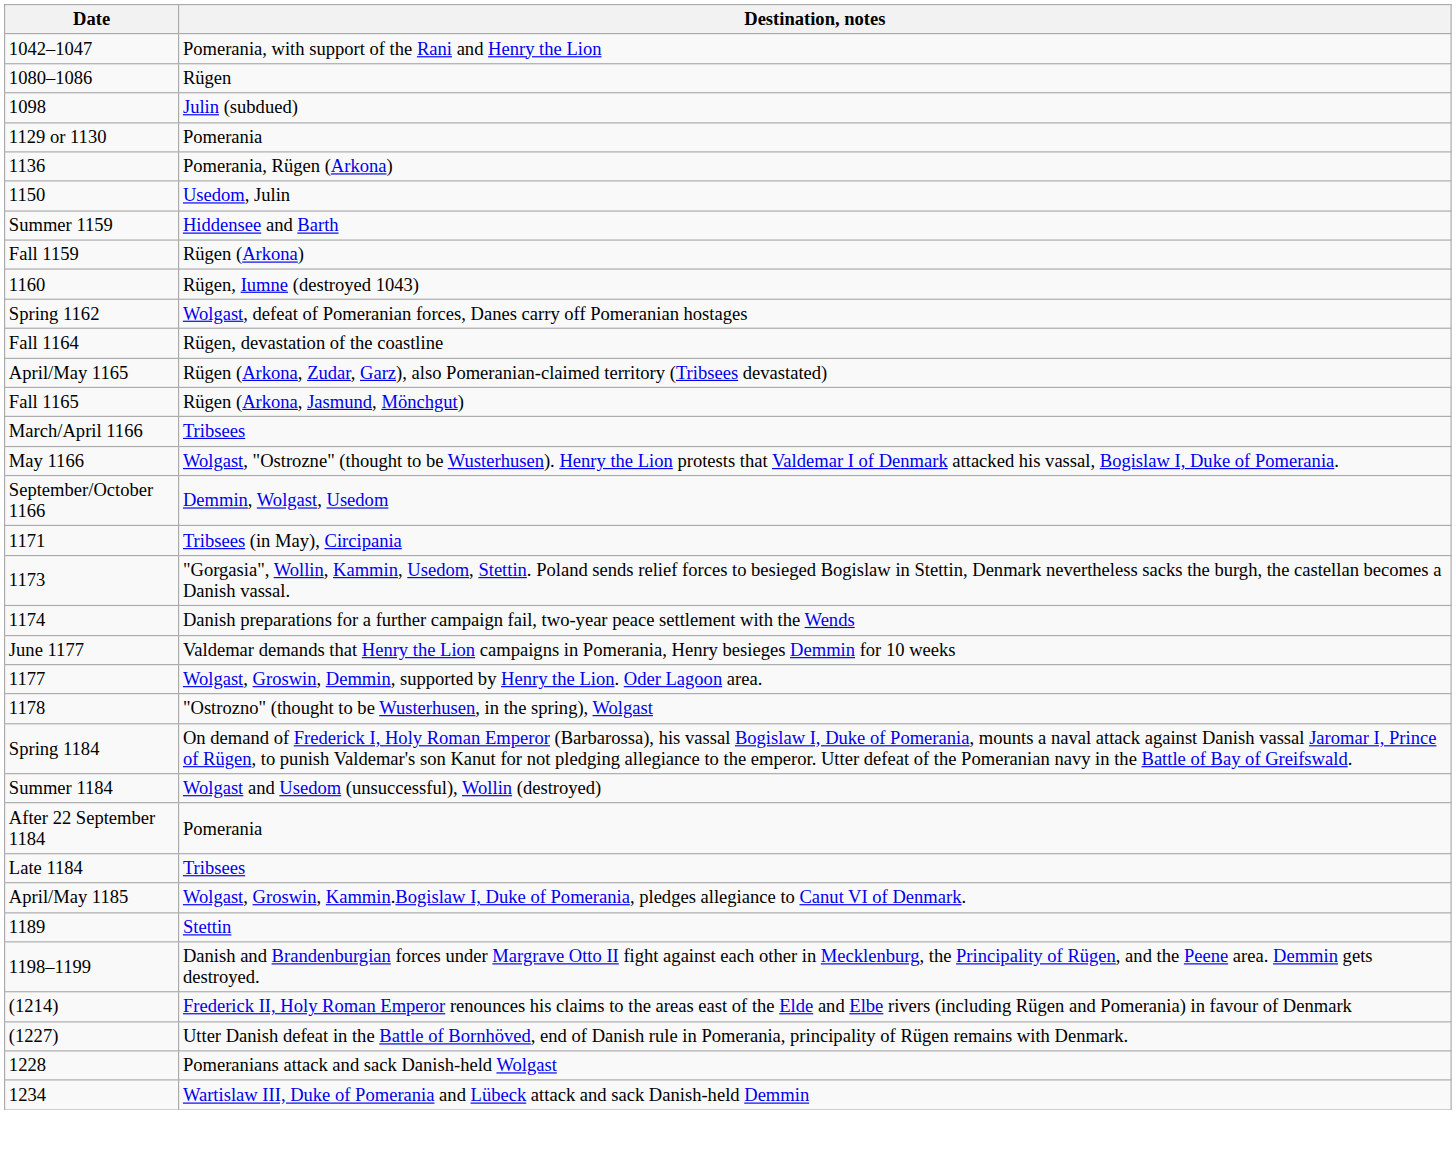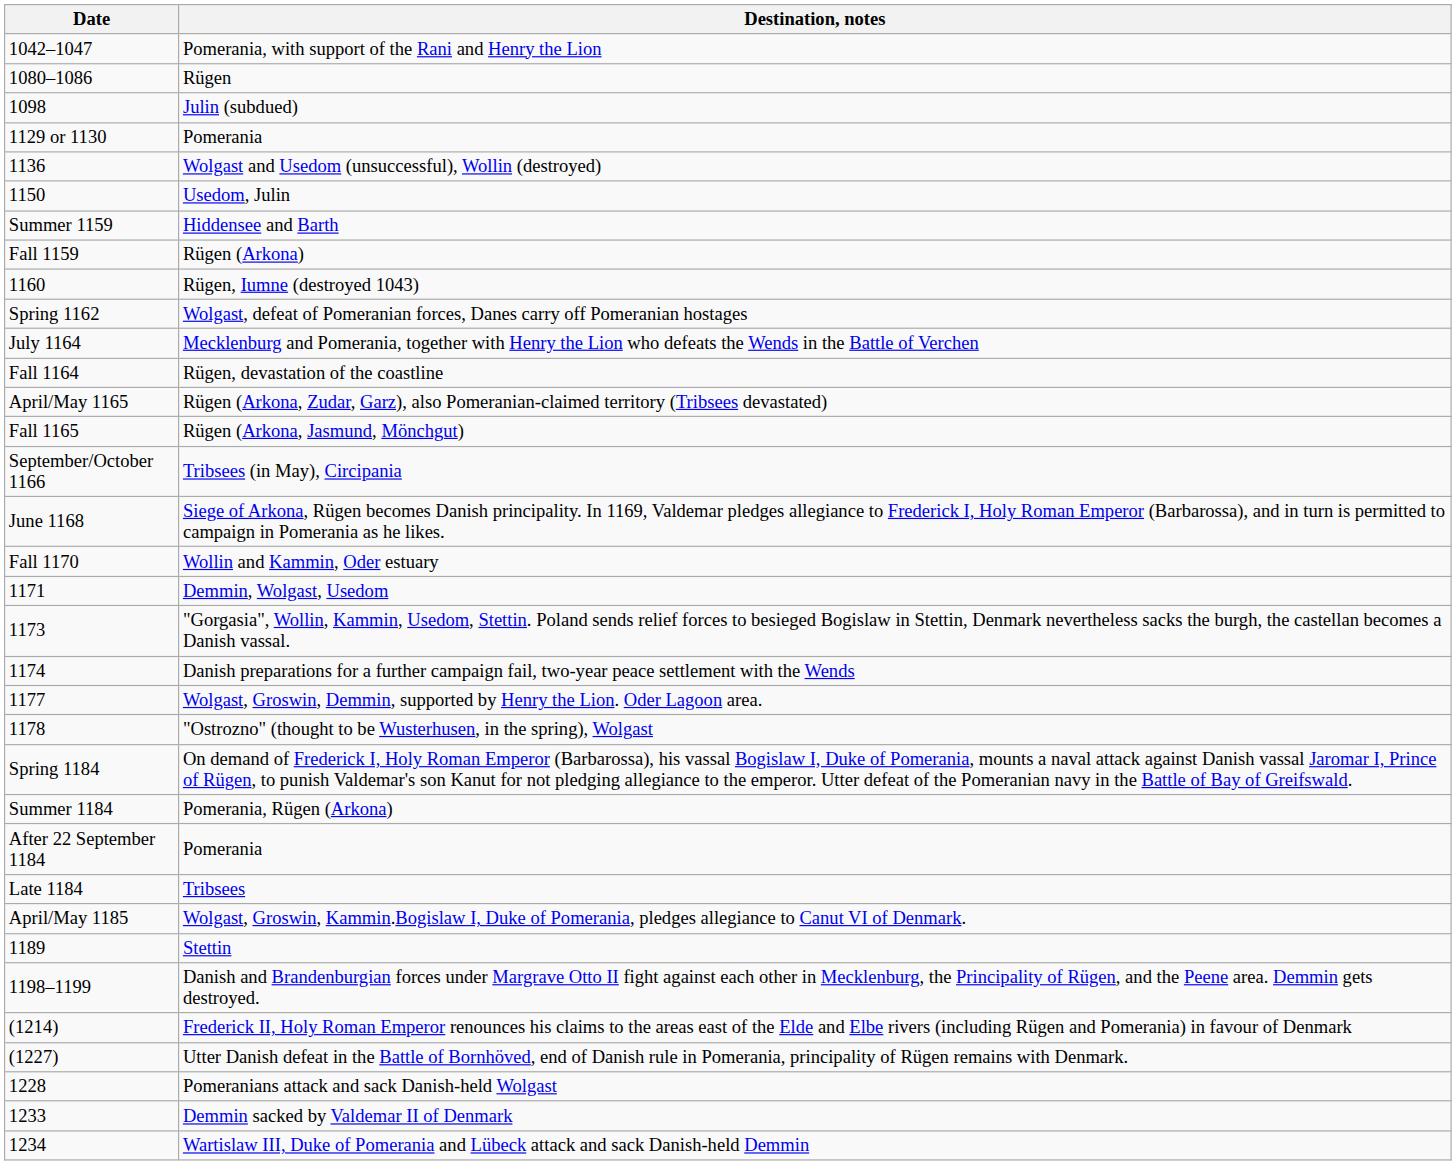(288, 166) Pomerania, Rügen (Arkona) -> (392, 166) Wolgast and Usedom (unsuccessful), Wollin (destroyed)
+ row: (45, 343)
- row: (76, 431)
- row: (46, 460)
(286, 500) Demmin, Wolgast, Usedom -> (292, 471) Tribsees (in May), Circipania
+ row: (46, 521)
+ row: (44, 561)
(292, 540) Tribsees (in May), Circipania -> (286, 590) Demmin, Wolgast, Usedom
- row: (46, 649)
(392, 788) Wolgast and Usedom (unsuccessful), Wollin (destroyed) -> (288, 809) Pomerania, Rügen (Arkona)
+ row: (27, 1115)
